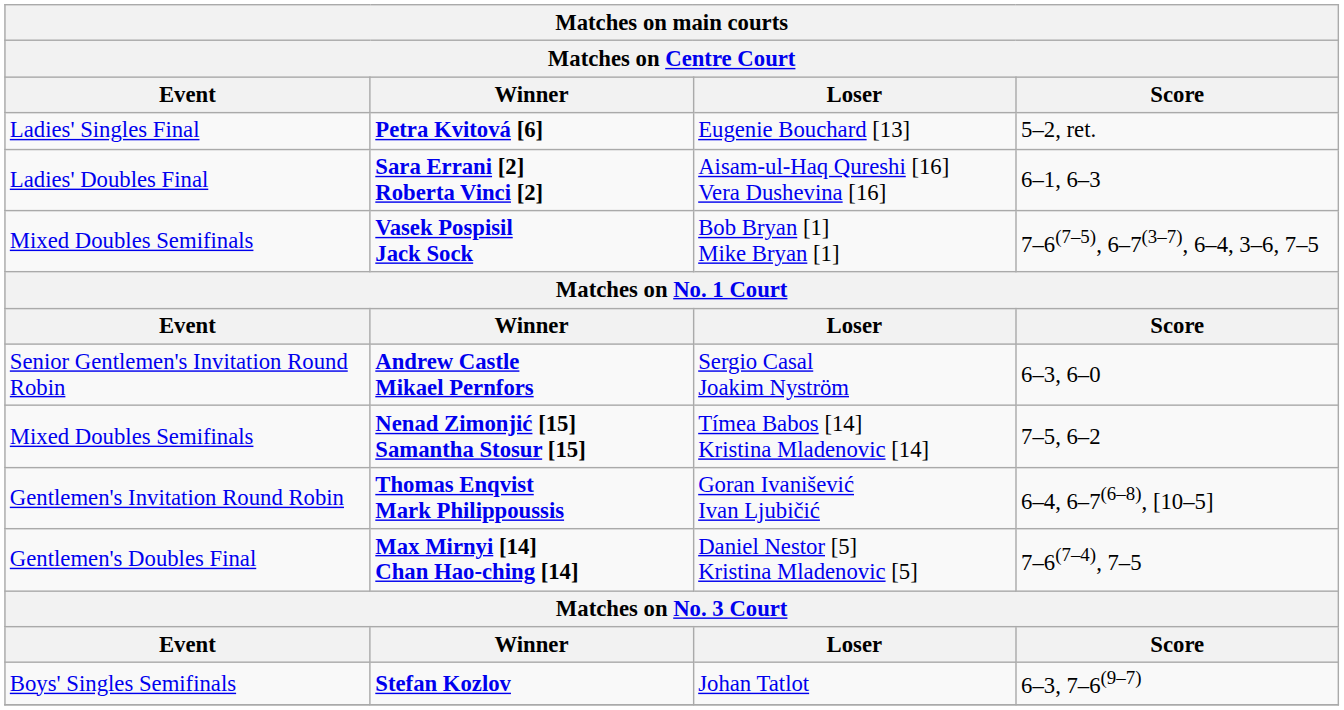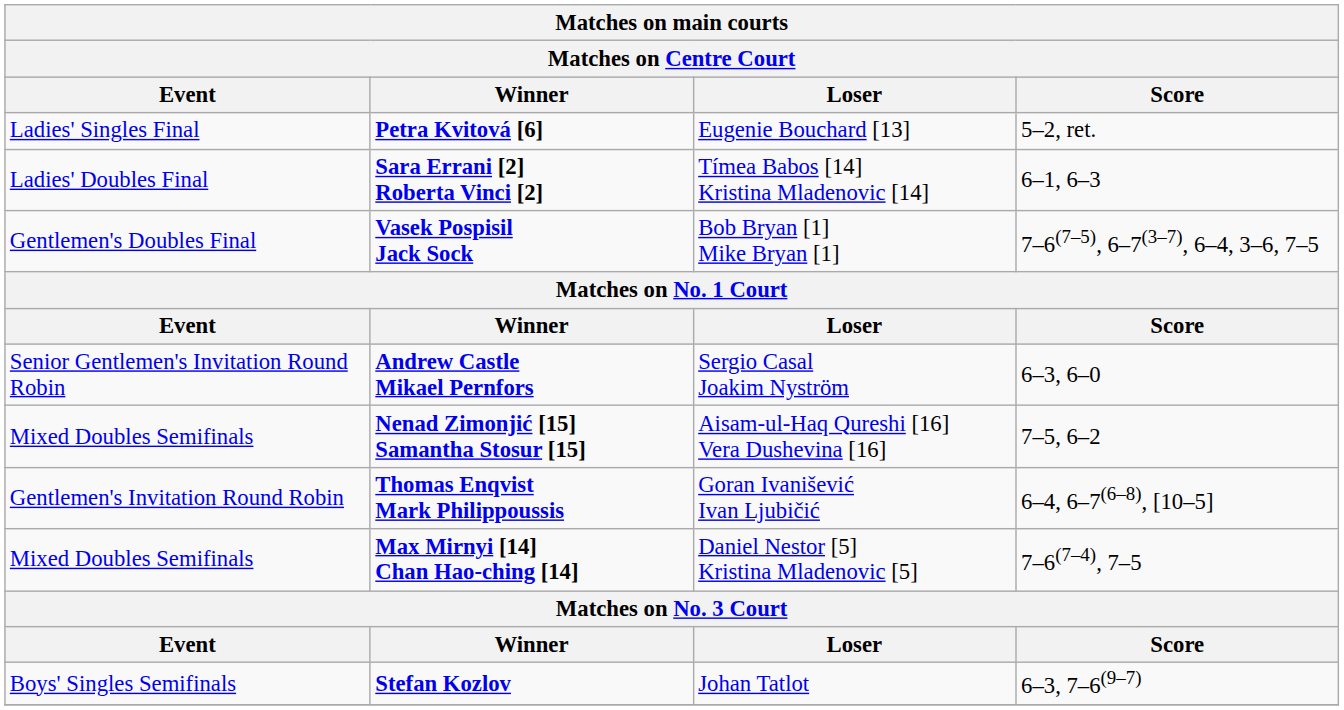(824, 179) Aisam-ul-Haq Qureshi [16] Vera Dushevina [16] -> (814, 179) Tímea Babos [14] Kristina Mladenovic [14]
(132, 241) Mixed Doubles Semifinals -> (133, 241) Gentlemen's Doubles Final
(814, 436) Tímea Babos [14] Kristina Mladenovic [14] -> (824, 436) Aisam-ul-Haq Qureshi [16] Vera Dushevina [16]
(133, 559) Gentlemen's Doubles Final -> (132, 559) Mixed Doubles Semifinals
